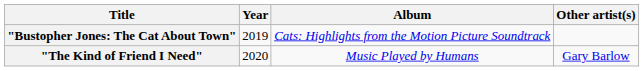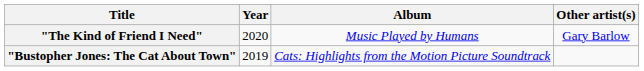rows swapped: (122, 35) <-> (122, 55)
